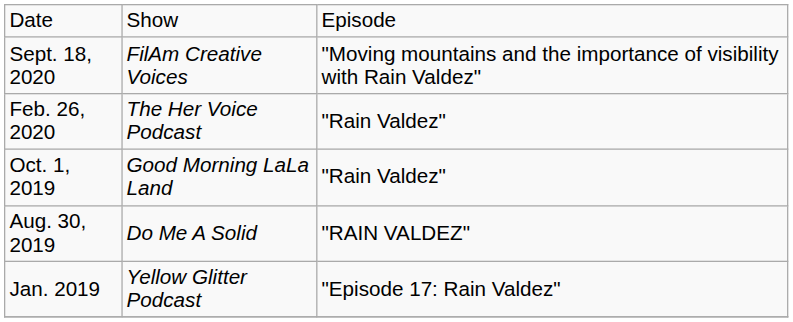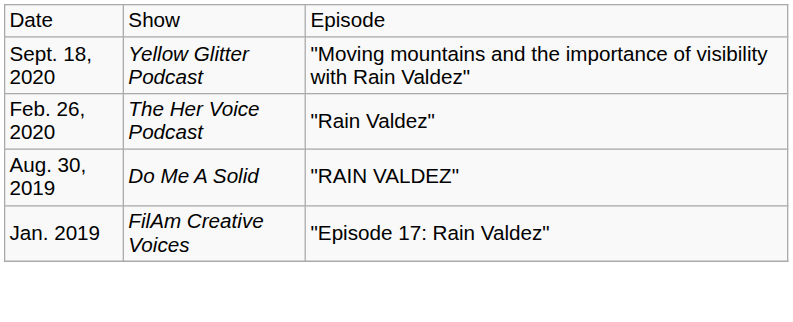(194, 65) FilAm Creative Voices -> (189, 65) Yellow Glitter Podcast
- row: (40, 177)
(187, 289) Yellow Glitter Podcast -> (196, 233) FilAm Creative Voices
